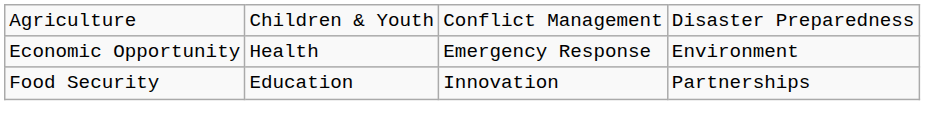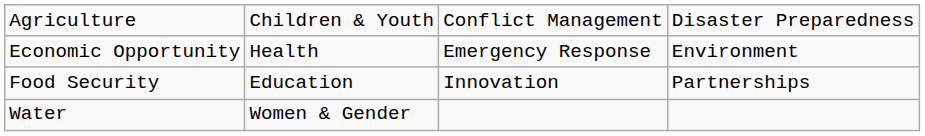+ row: (38, 114)
